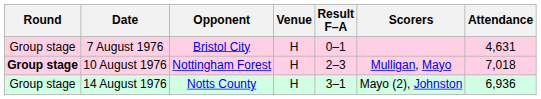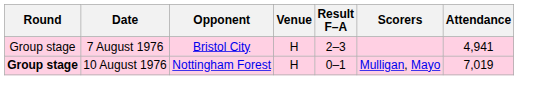(336, 46) 0–1 -> (336, 46) 2–3
(501, 46) 4,631 -> (479, 46) 4,941
(336, 65) 2–3 -> (336, 65) 0–1
(501, 65) 7,018 -> (479, 65) 7,019
- row: (125, 84)
